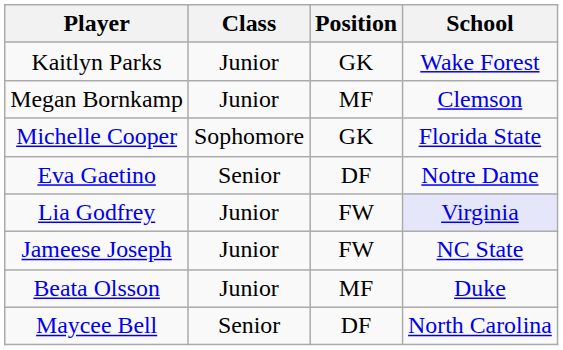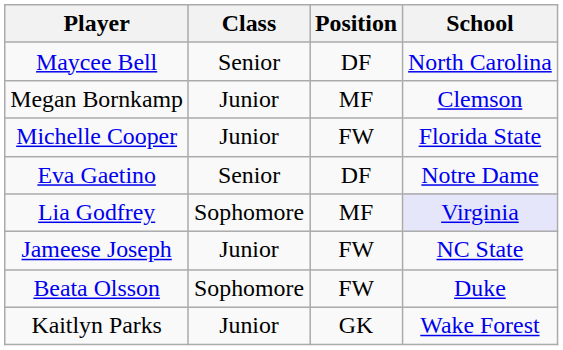rows swapped: (97, 325) <-> (97, 61)
(249, 136) Sophomore -> (249, 136) Junior
(356, 136) GK -> (356, 136) FW
(249, 212) Junior -> (249, 212) Sophomore
(356, 212) FW -> (356, 212) MF
(249, 288) Junior -> (249, 288) Sophomore
(356, 288) MF -> (356, 288) FW
